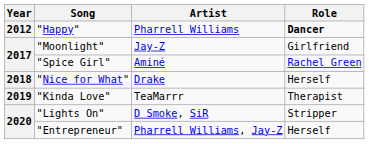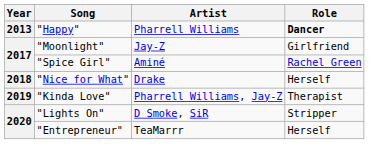(19, 30) 2012 -> (19, 30) 2013
(159, 96) TeaMarrr -> (208, 96) Pharrell Williams, Jay-Z
(208, 130) Pharrell Williams, Jay-Z -> (159, 130) TeaMarrr
